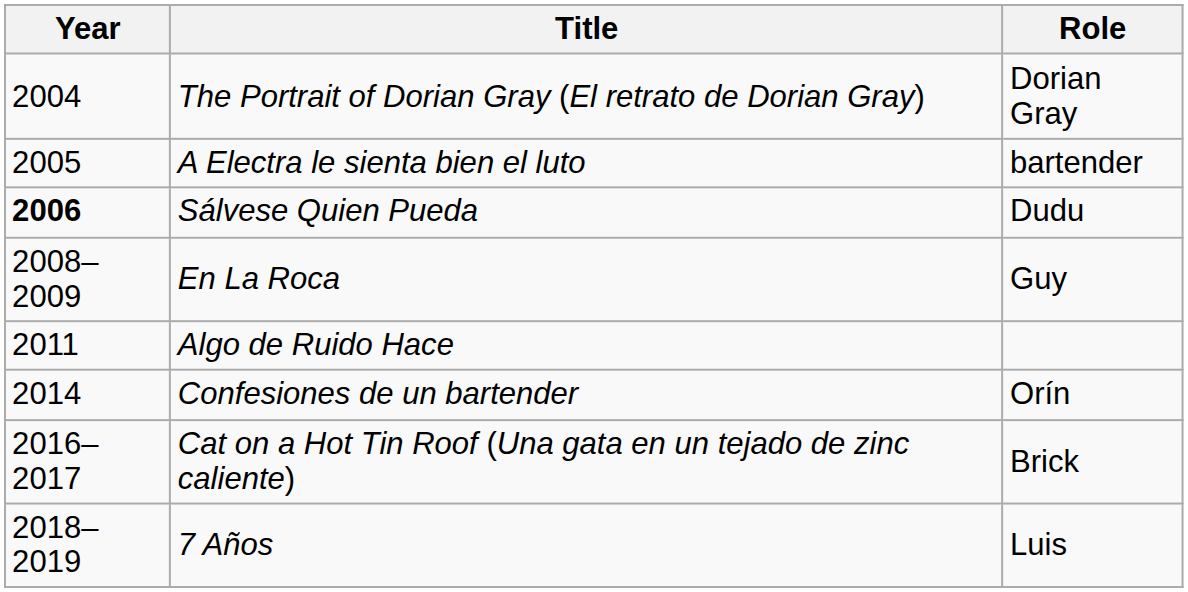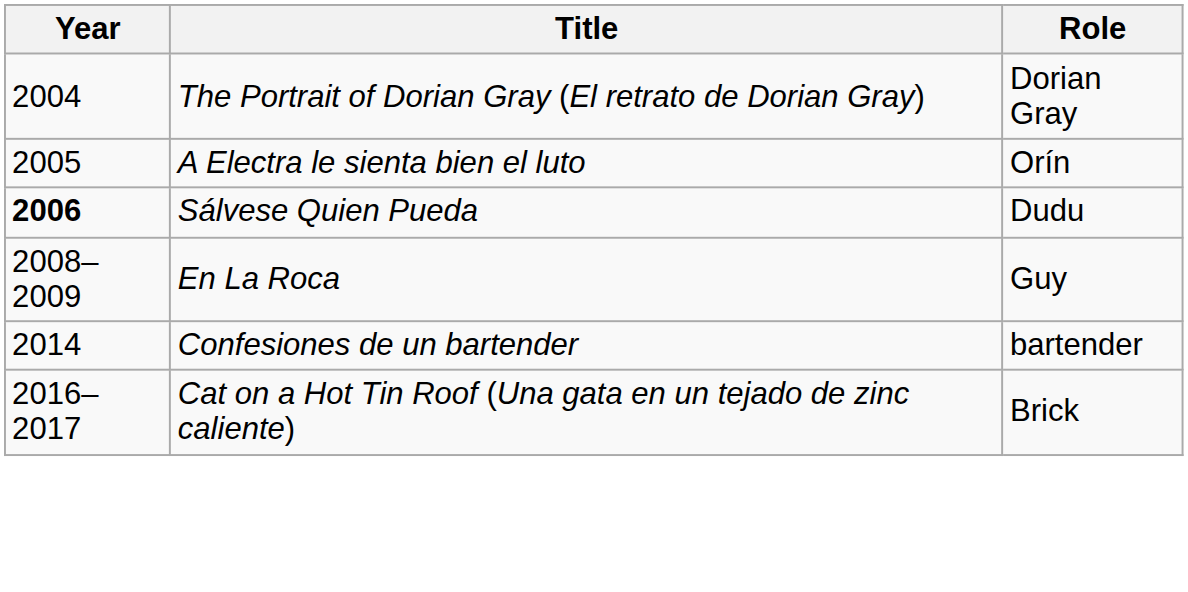(1076, 162) bartender -> (1040, 162) Orín
- row: (316, 345)
(1040, 394) Orín -> (1076, 345) bartender
- row: (226, 545)
